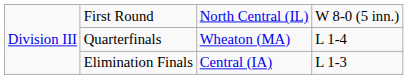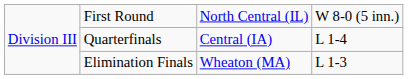(245, 39) Wheaton (MA) -> (236, 39) Central (IA)
(236, 62) Central (IA) -> (245, 62) Wheaton (MA)
